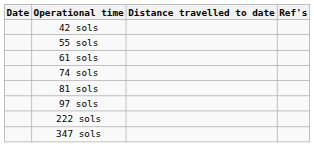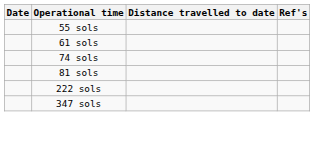- row: (79, 27)
- row: (79, 104)
